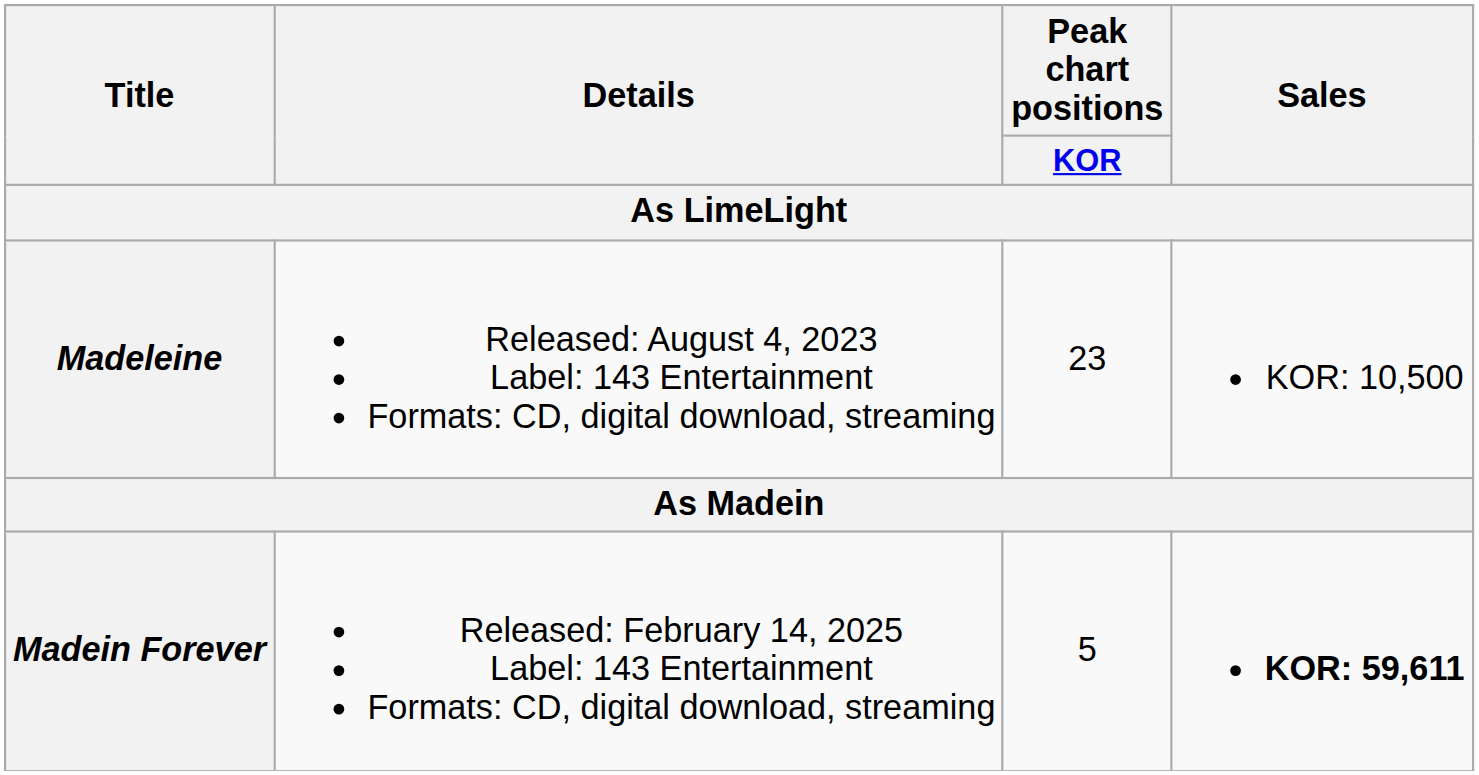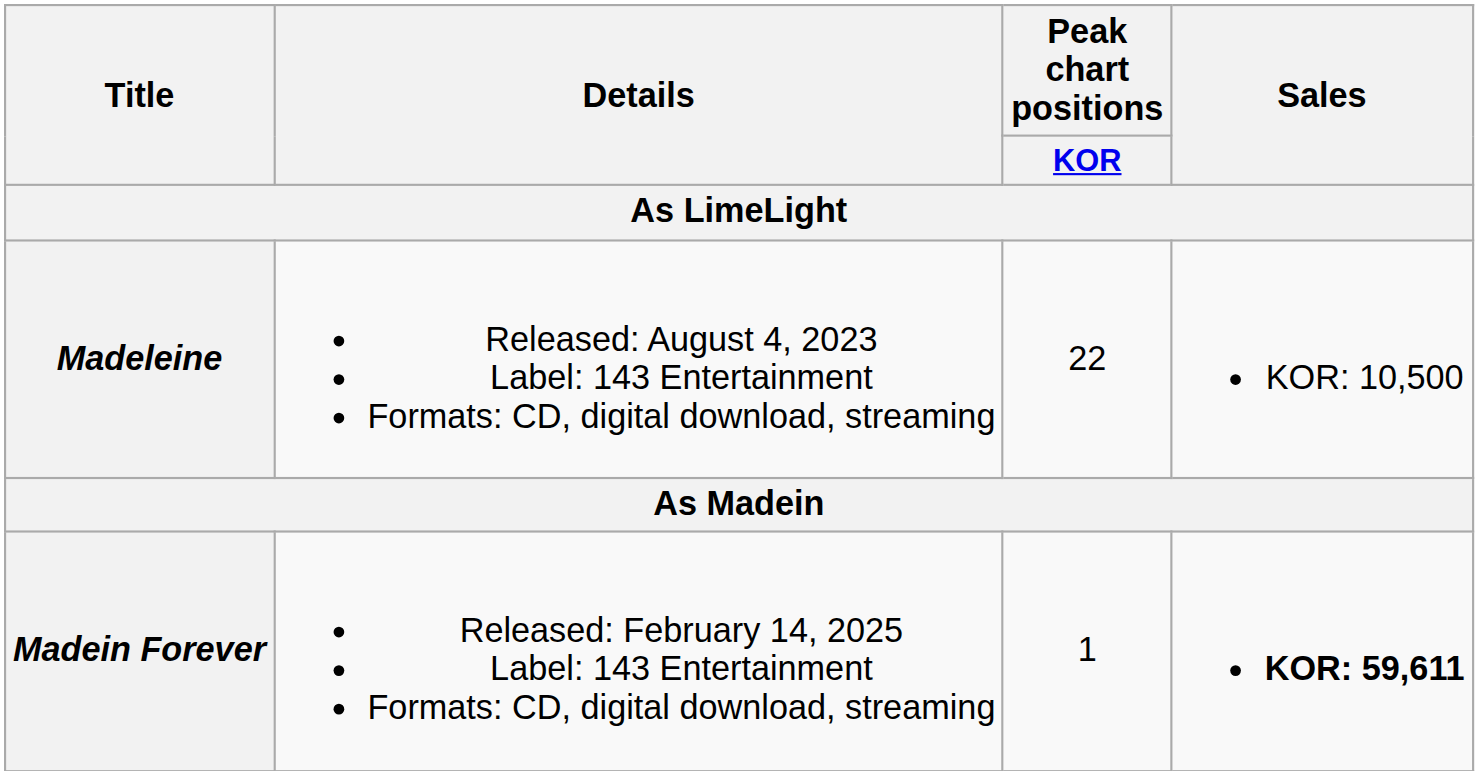(1087, 358) 23 -> (1087, 358) 22
(1087, 650) 5 -> (1087, 650) 1
